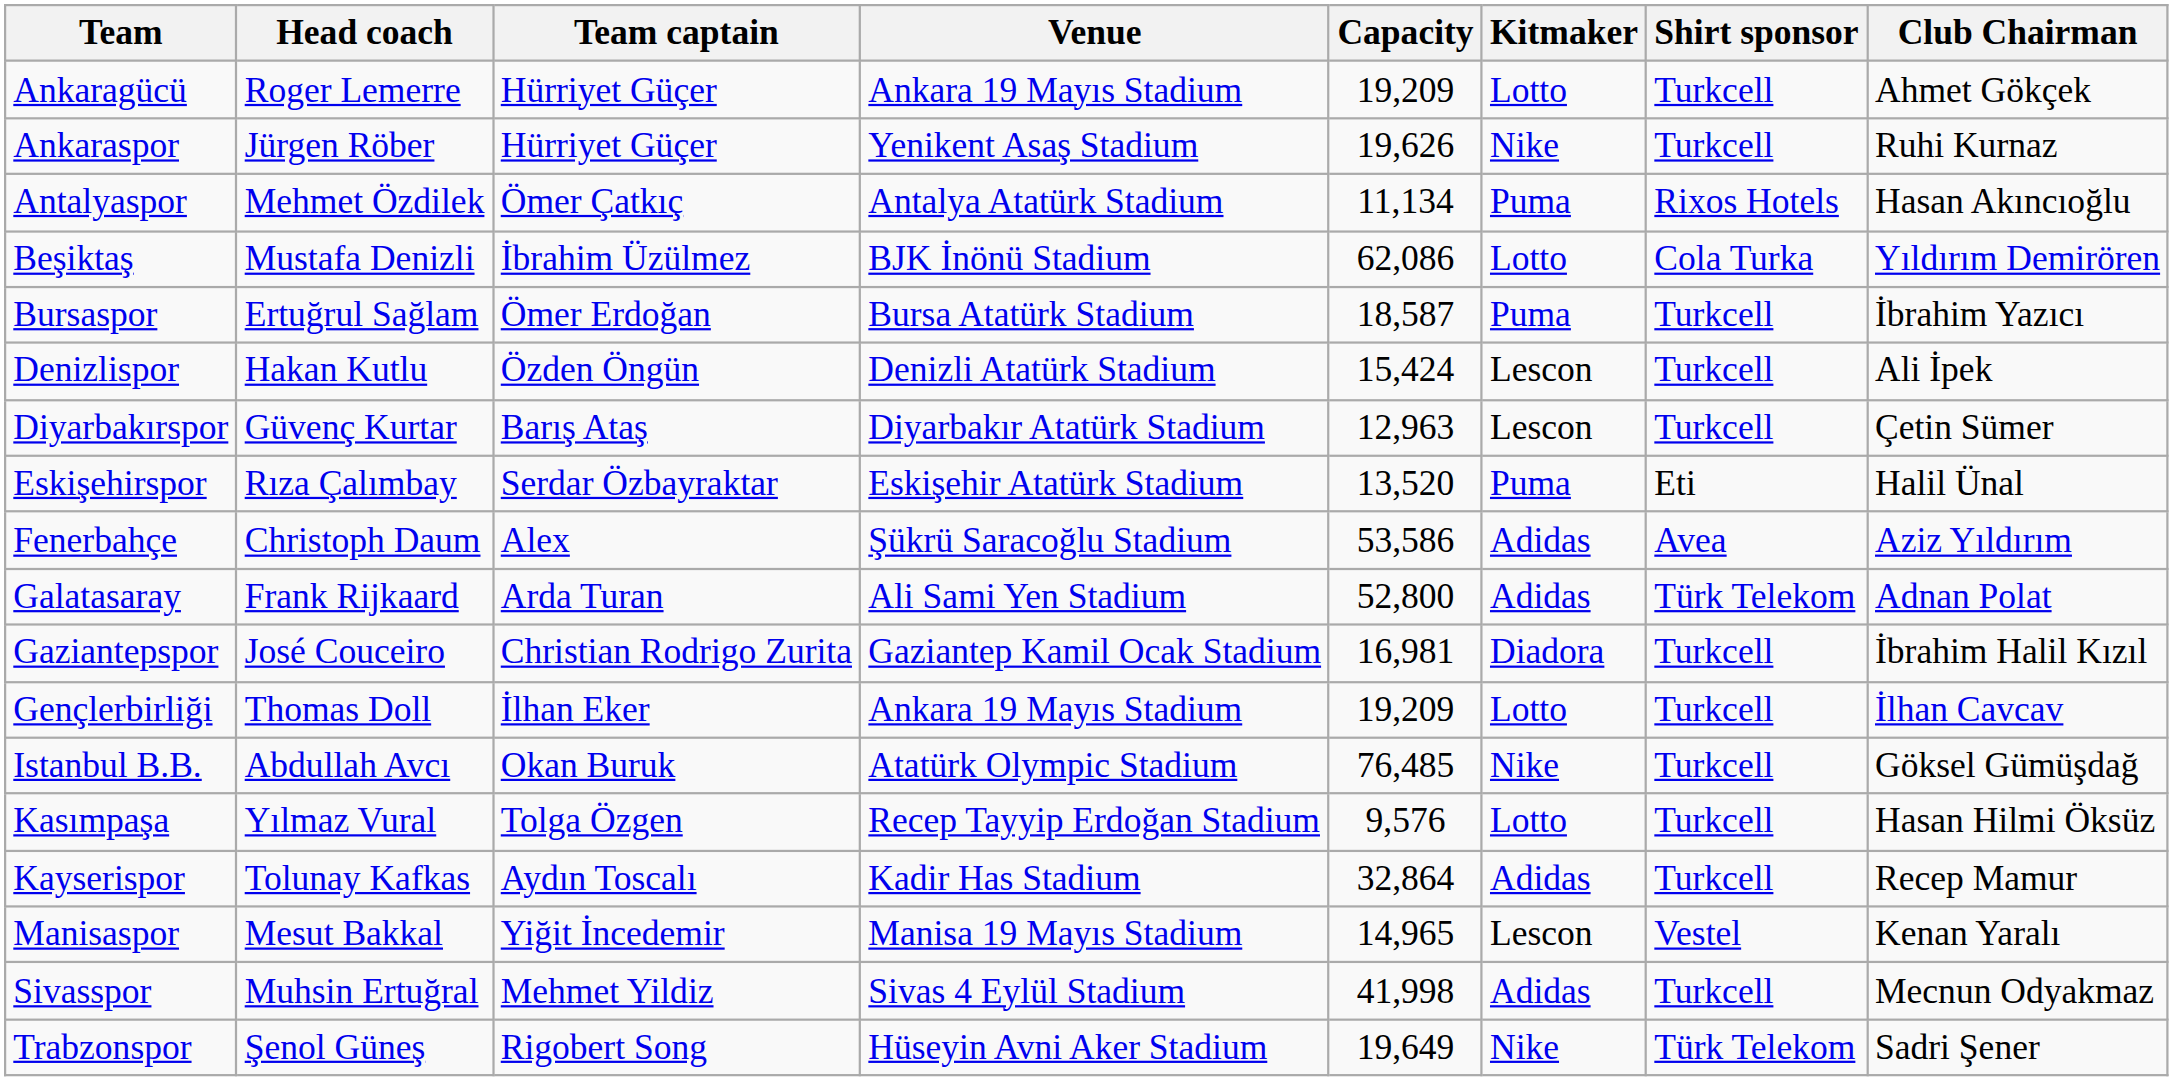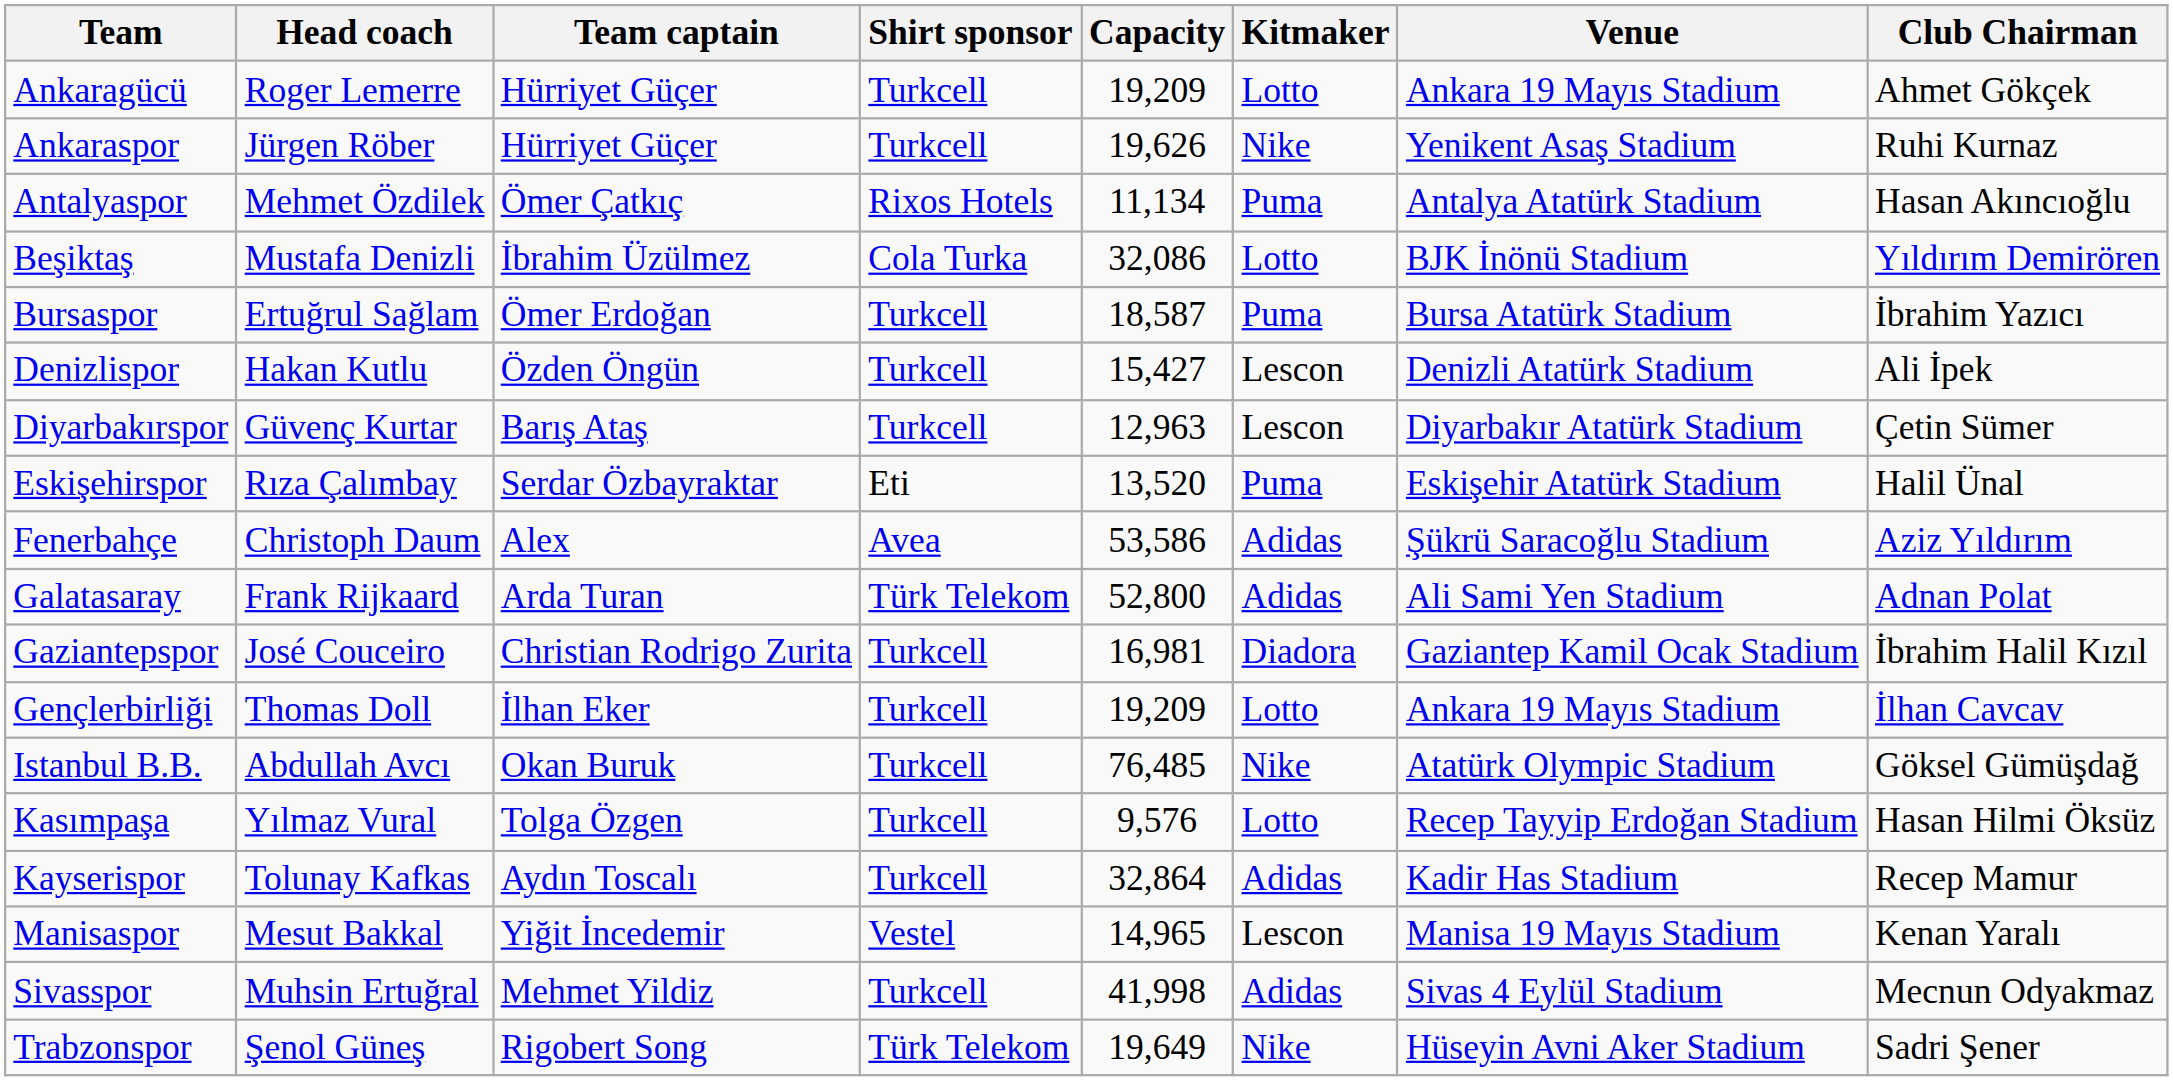columns swapped: (1095, 32) <-> (1756, 32)
(1406, 257) 62,086 -> (1157, 257) 32,086
(1406, 370) 15,424 -> (1157, 370) 15,427
